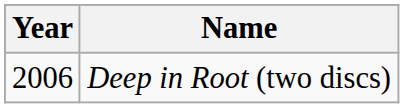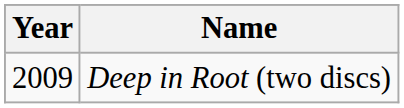(43, 77) 2006 -> (43, 77) 2009
